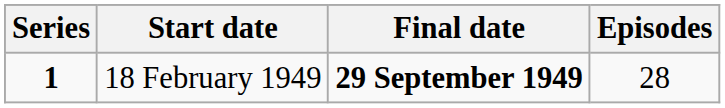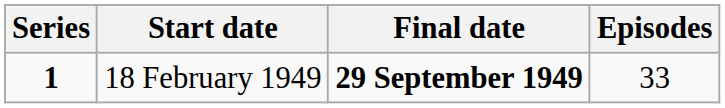(655, 77) 28 -> (655, 77) 33
